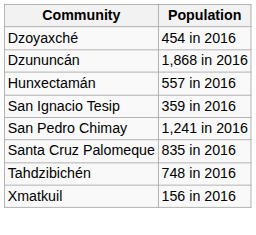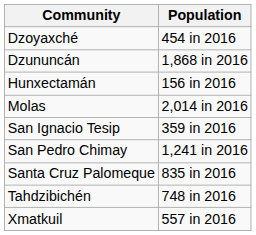(199, 83) 557 in 2016 -> (199, 83) 156 in 2016
+ row: (27, 106)
(199, 196) 156 in 2016 -> (199, 219) 557 in 2016
